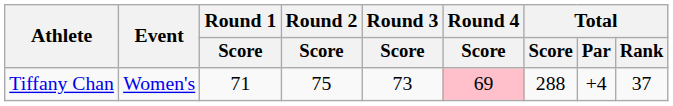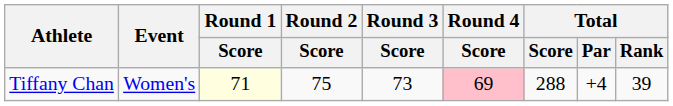(240, 84) no background -> (240, 84) lightyellow background
(641, 84) 37 -> (641, 84) 39
